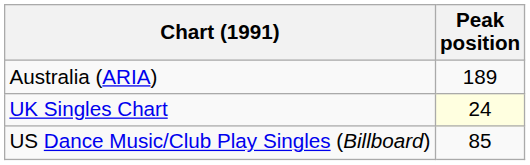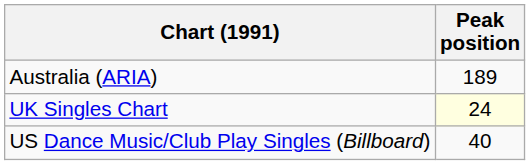(480, 142) 85 -> (480, 142) 40
